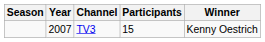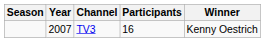(128, 29) 15 -> (128, 29) 16
